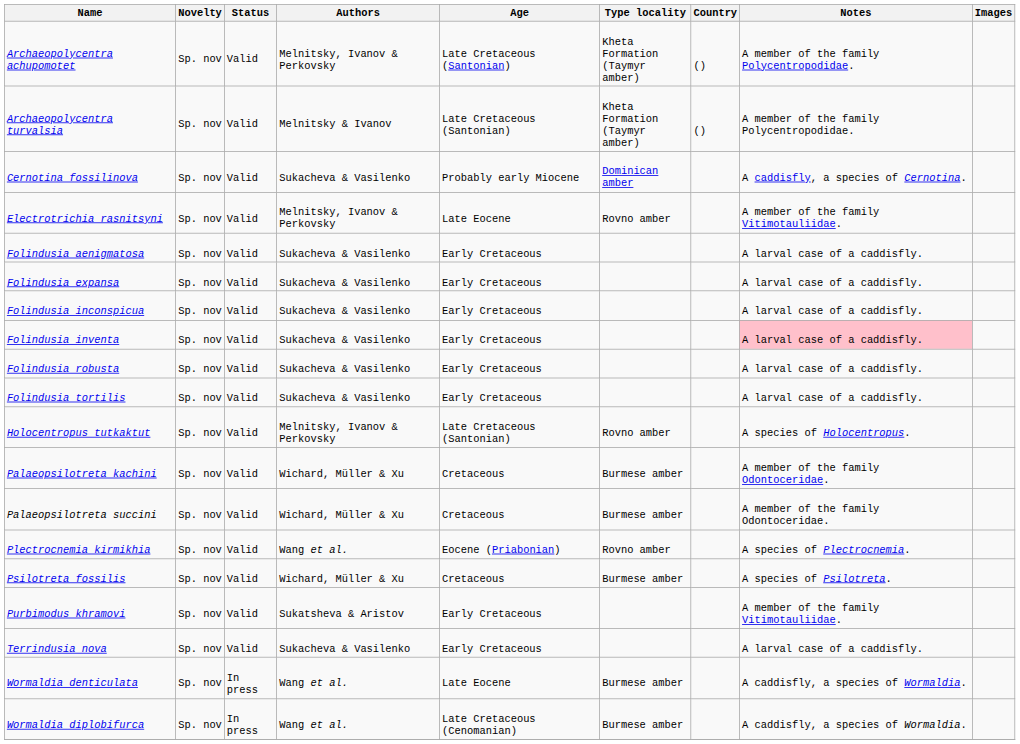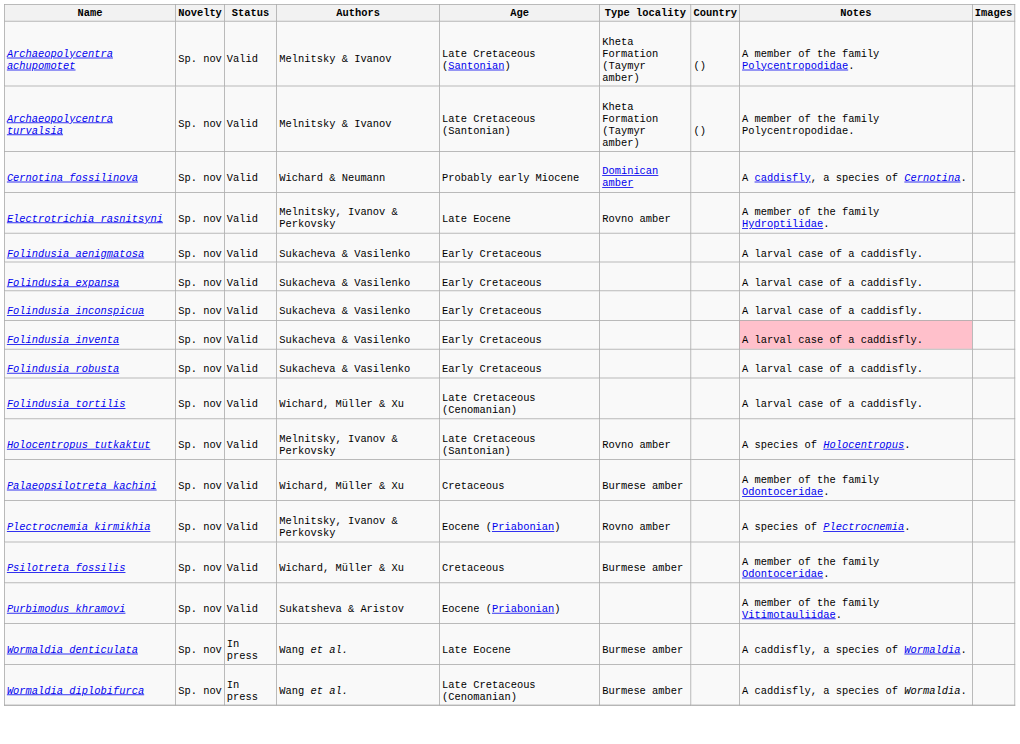(339, 60) Melnitsky, Ivanov & Perkovsky -> (335, 60) Melnitsky & Ivanov
(345, 178) Sukacheva & Vasilenko -> (332, 178) Wichard & Neumann
(811, 219) A member of the family Vitimotauliidae. -> (811, 219) A member of the family Hydroptilidae.
(345, 398) Sukacheva & Vasilenko -> (342, 404) Wichard, Müller & Xu
(492, 398) Early Cretaceous -> (489, 404) Late Cretaceous (Cenomanian)
- row: (82, 515)
(314, 550) Wang et al. -> (339, 527) Melnitsky, Ivanov & Perkovsky
(817, 579) A species of Psilotreta. -> (811, 568) A member of the family Odontoceridae.
(492, 614) Early Cretaceous -> (501, 609) Eocene (Priabonian)
- row: (57, 649)
